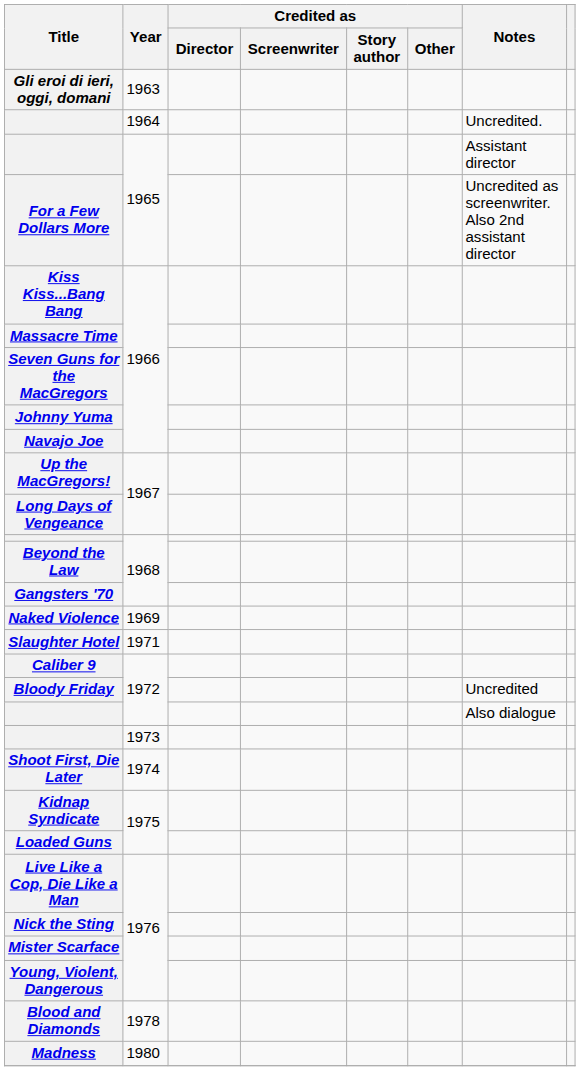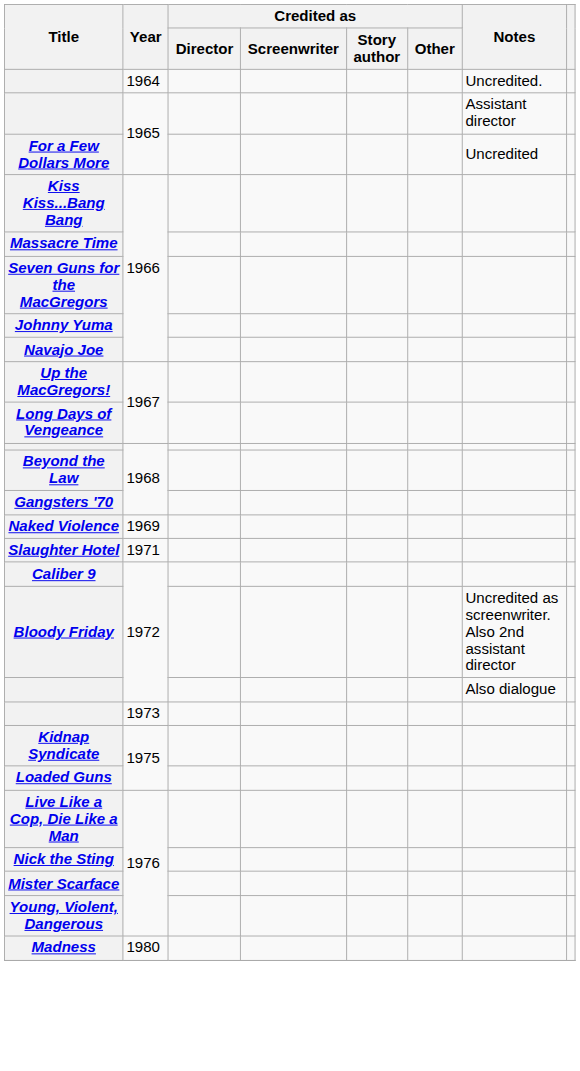- row: (64, 89)
(512, 220) Uncredited as screenwriter. Also 2nd assistant director -> (502, 154) Uncredited
(502, 689) Uncredited -> (512, 631) Uncredited as screenwriter. Also 2nd assistant director
- row: (64, 769)
- row: (64, 1021)
